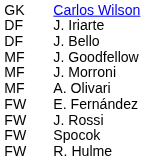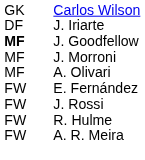- row: (76, 41)
(15, 57) normal -> (15, 41) bold
- row: (77, 135)
+ row: (89, 135)
